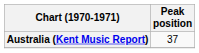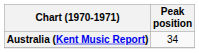(173, 39) 37 -> (173, 39) 34
